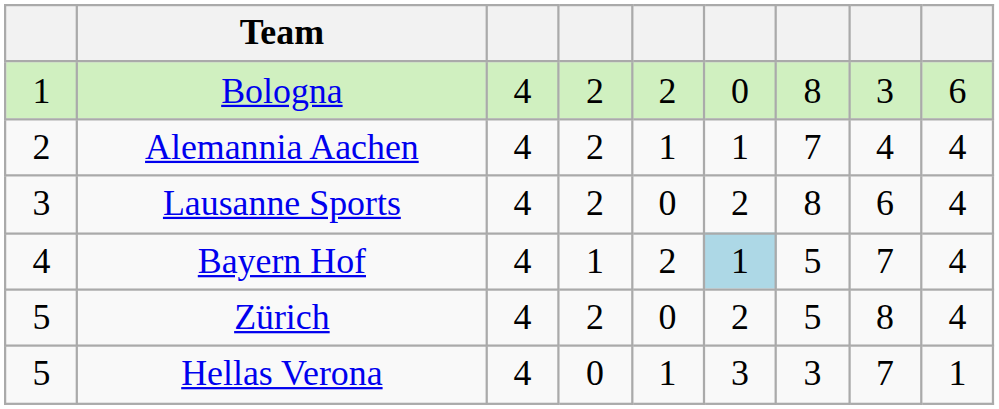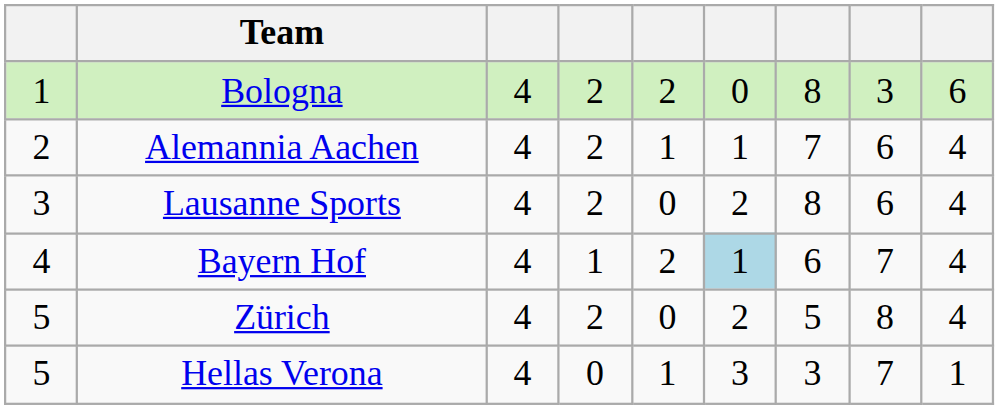(885, 146) 4 -> (885, 146) 6
(812, 260) 5 -> (812, 260) 6
